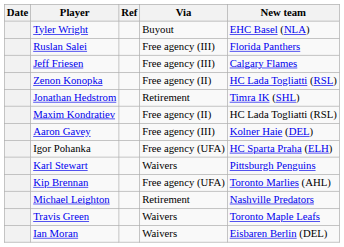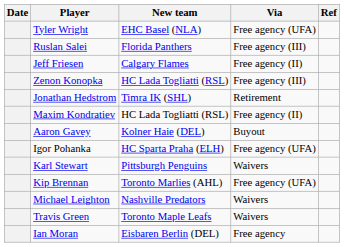columns swapped: (283, 13) <-> (129, 13)
(158, 30) Buyout -> (275, 30) Free agency (UFA)
(179, 64) Free agency (III) -> (268, 64) Free agency (II)
(177, 81) Free agency (II) -> (270, 81) Free agency (III)
(179, 132) Free agency (III) -> (249, 132) Buyout
(166, 200) Retirement -> (251, 200) Waivers
(160, 234) Waivers -> (259, 234) Free agency
